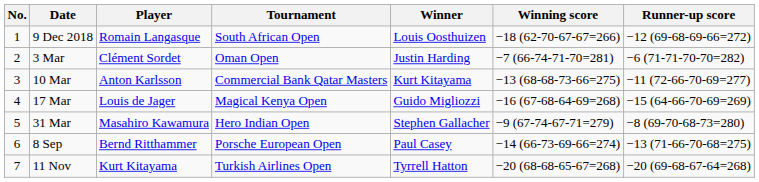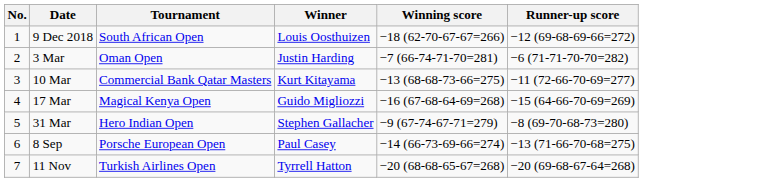- column: (154, 15)
